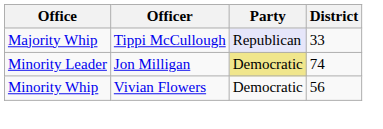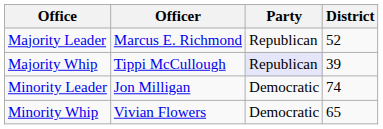+ row: (57, 40)
(317, 40) 33 -> (334, 64) 39
(268, 64) khaki background -> (284, 87) no background
(317, 87) 56 -> (334, 111) 65
